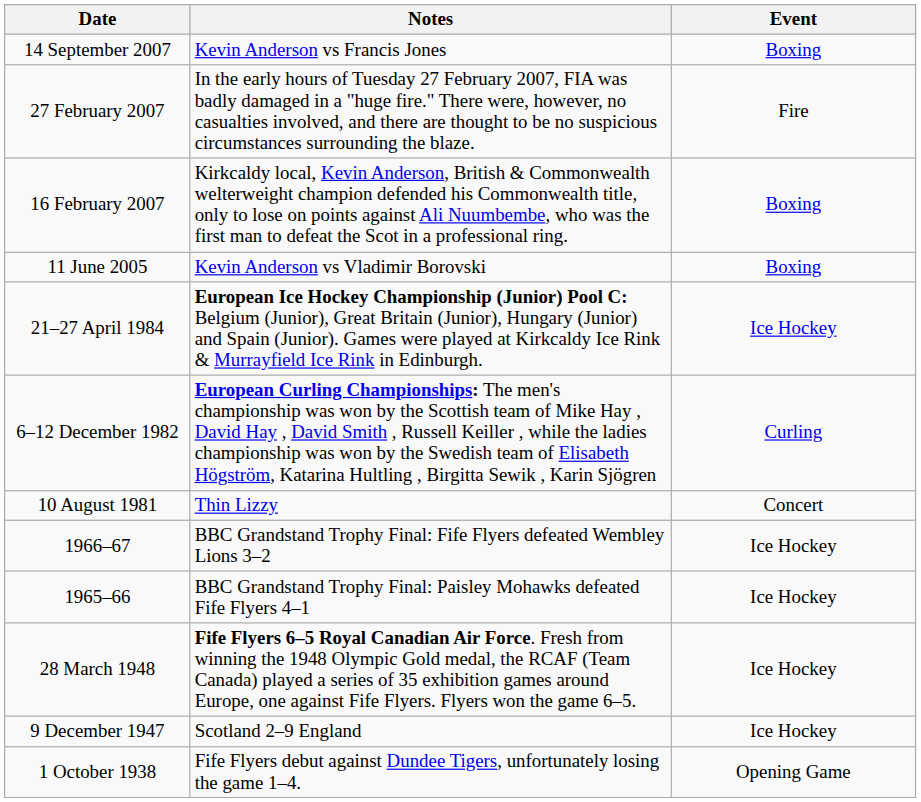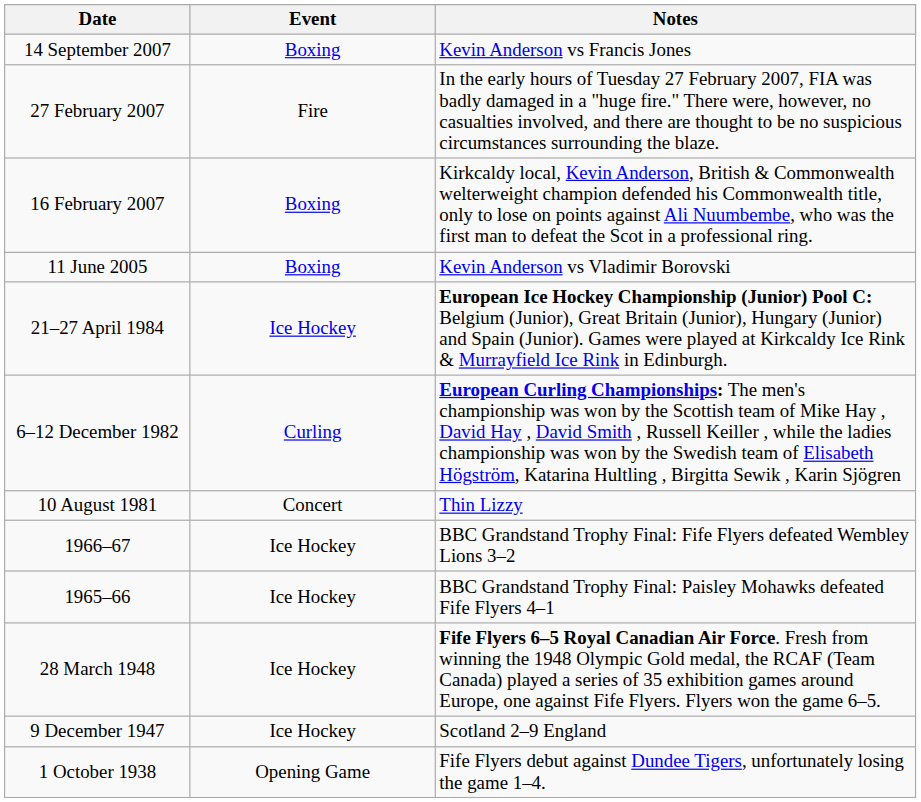columns swapped: (793, 19) <-> (431, 19)
